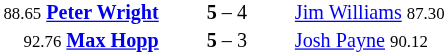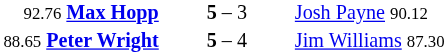rows swapped: (81, 13) <-> (91, 40)
